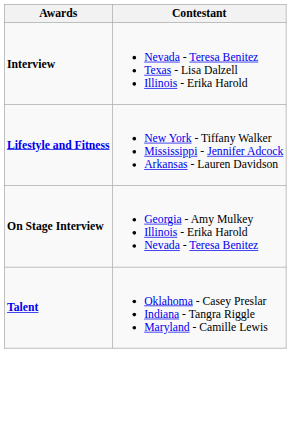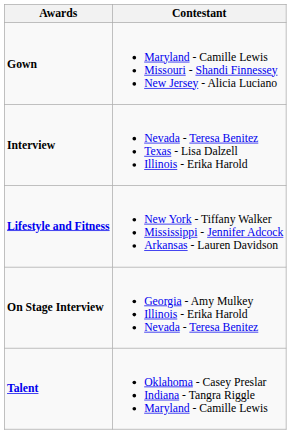+ row: (22, 63)
